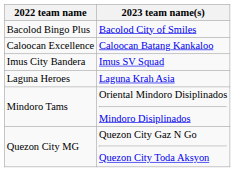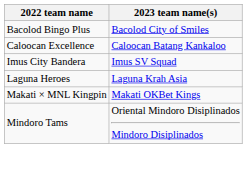+ row: (57, 95)
- row: (43, 146)
